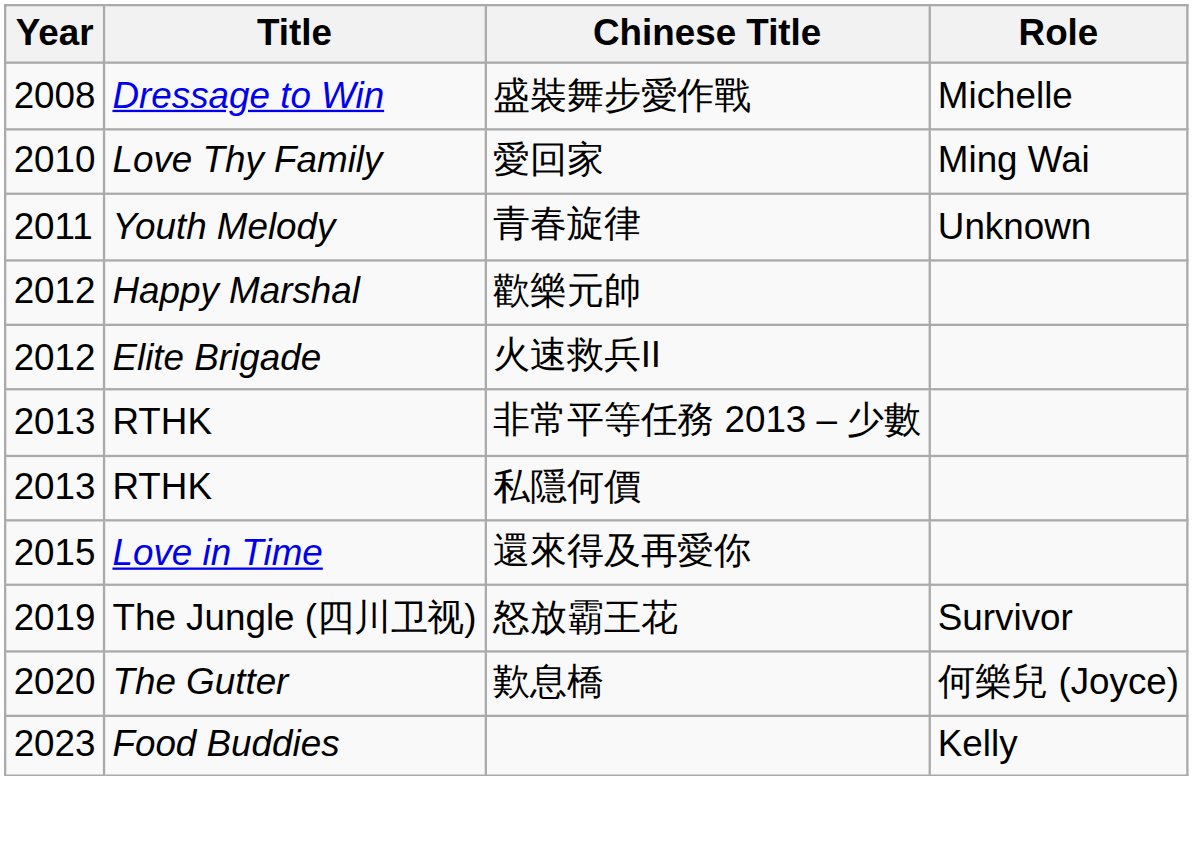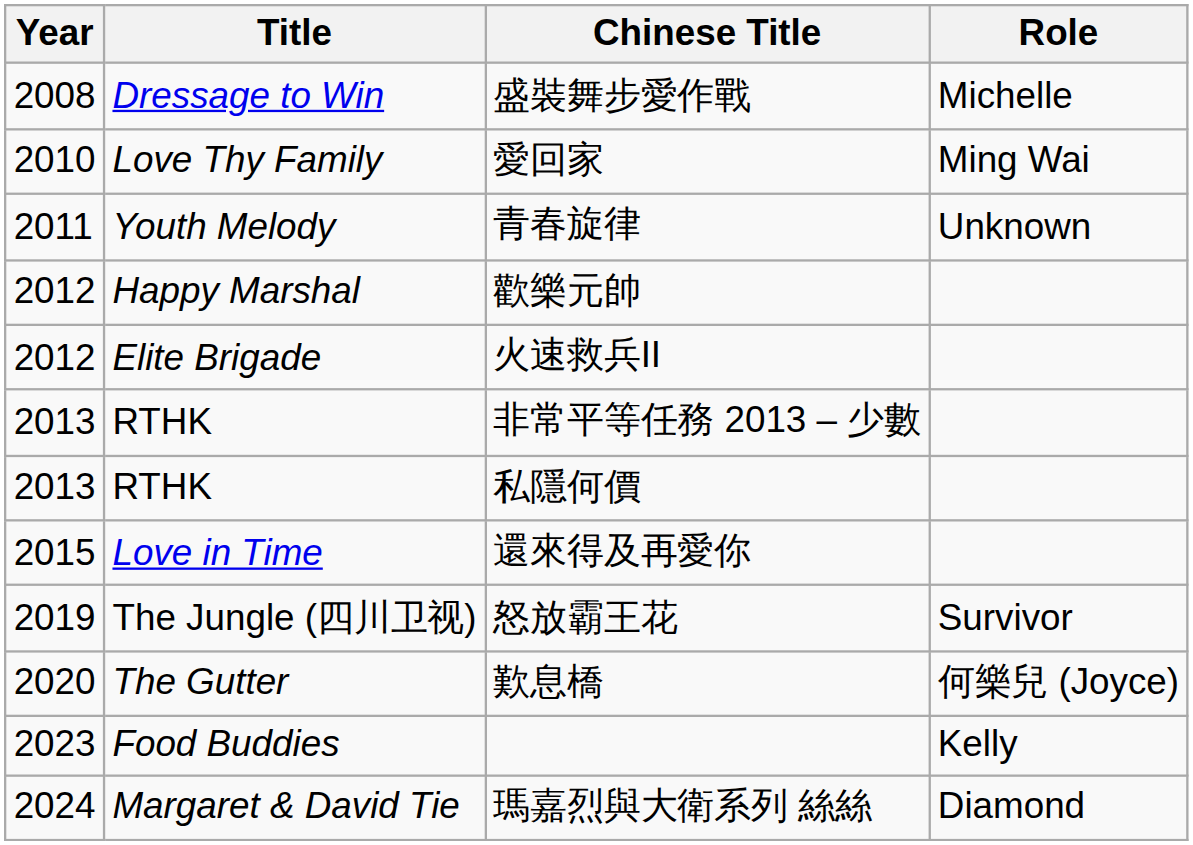+ row: (683, 805)
